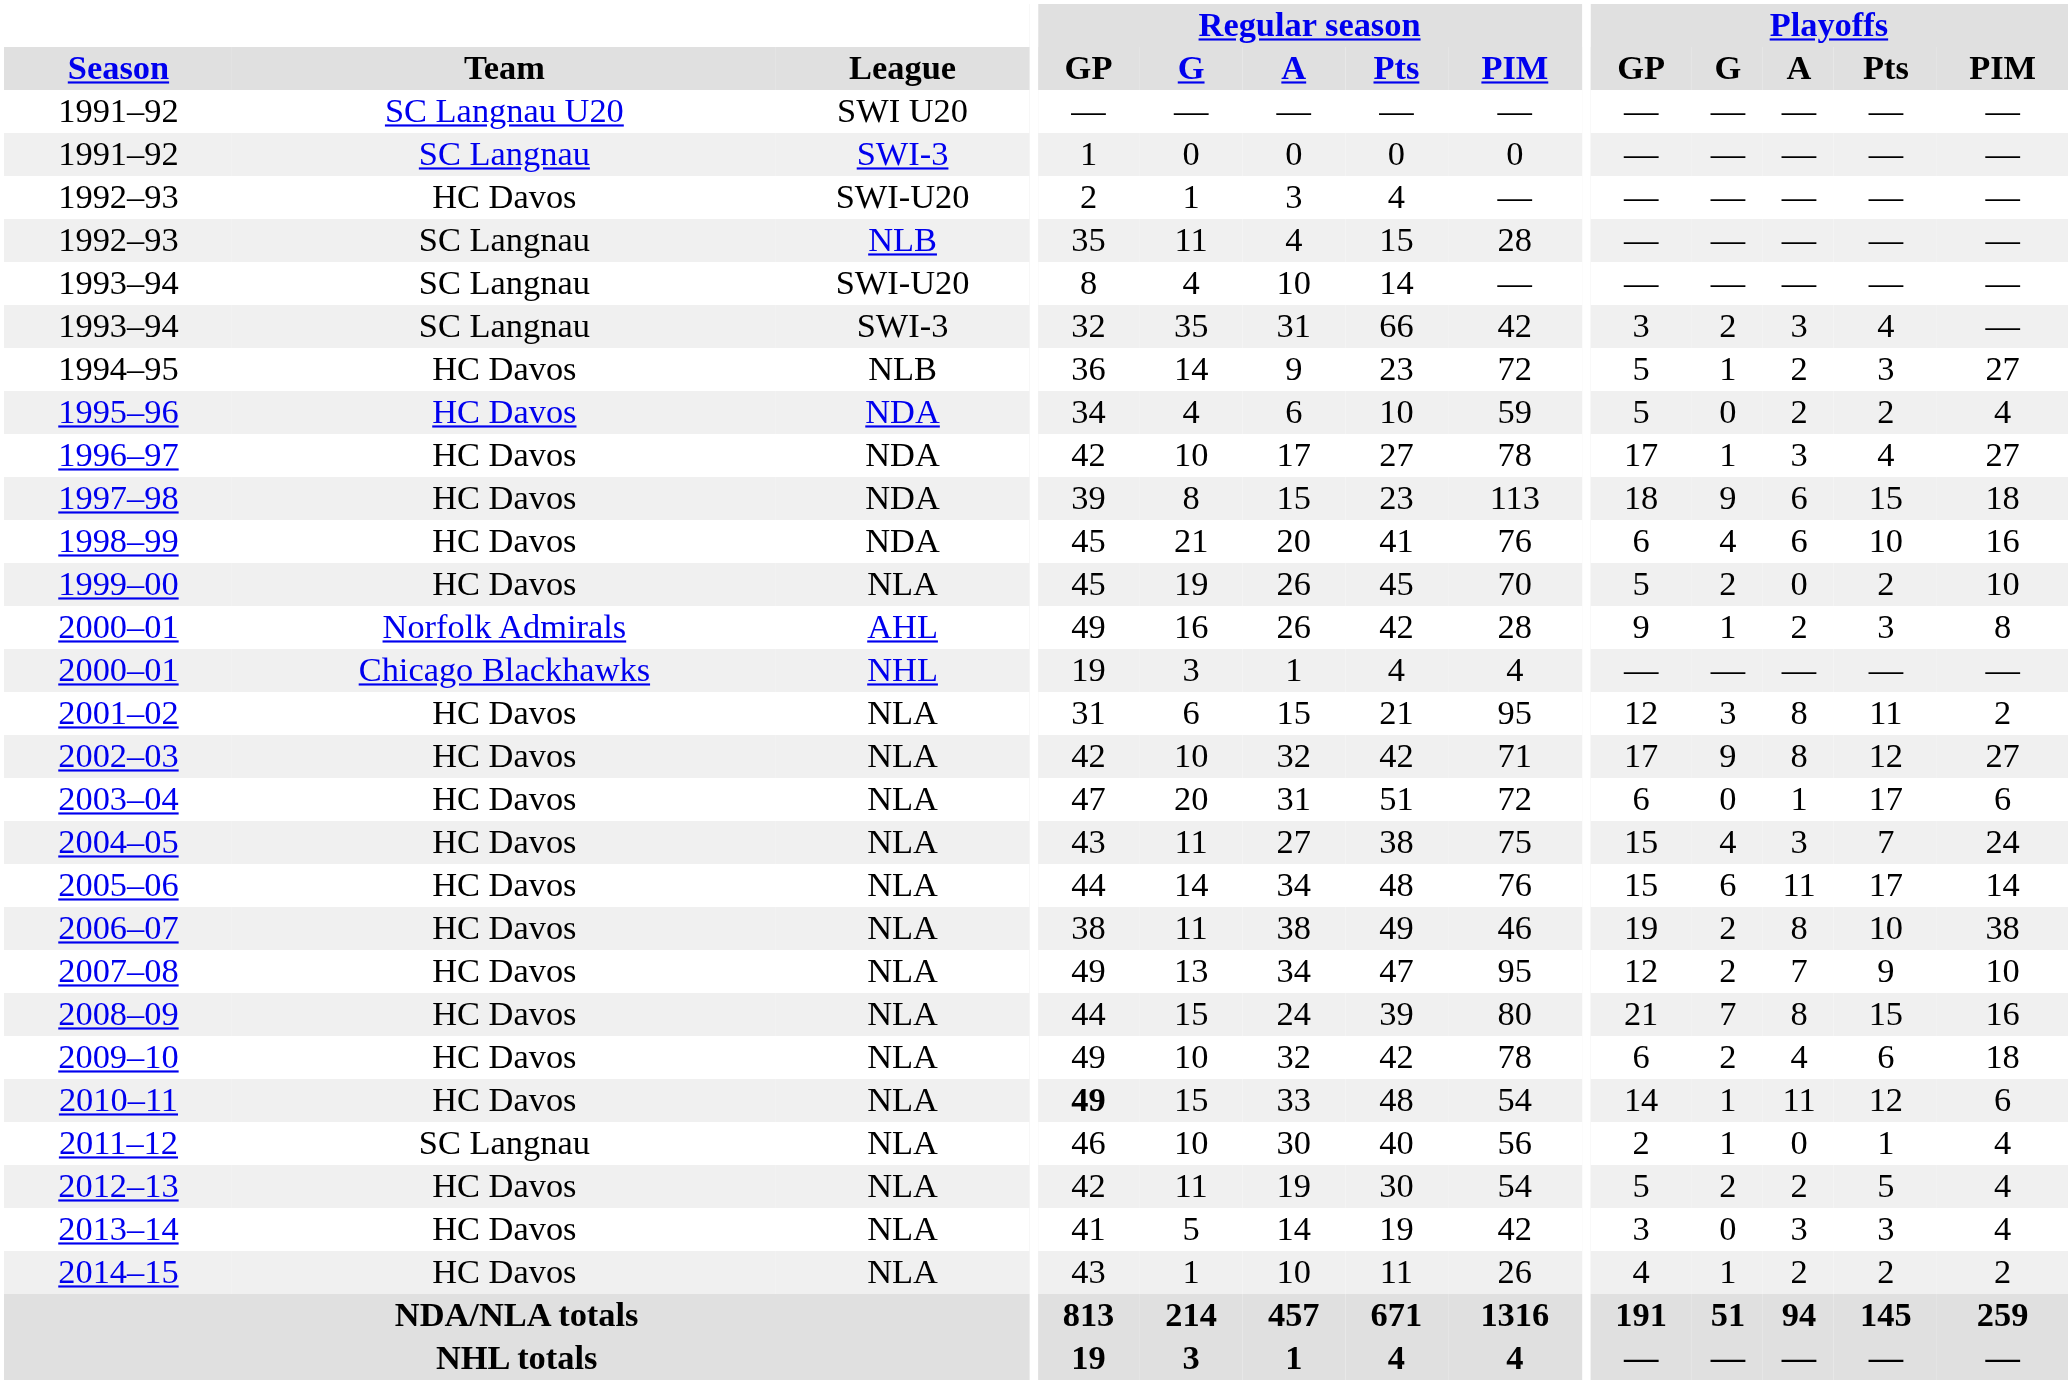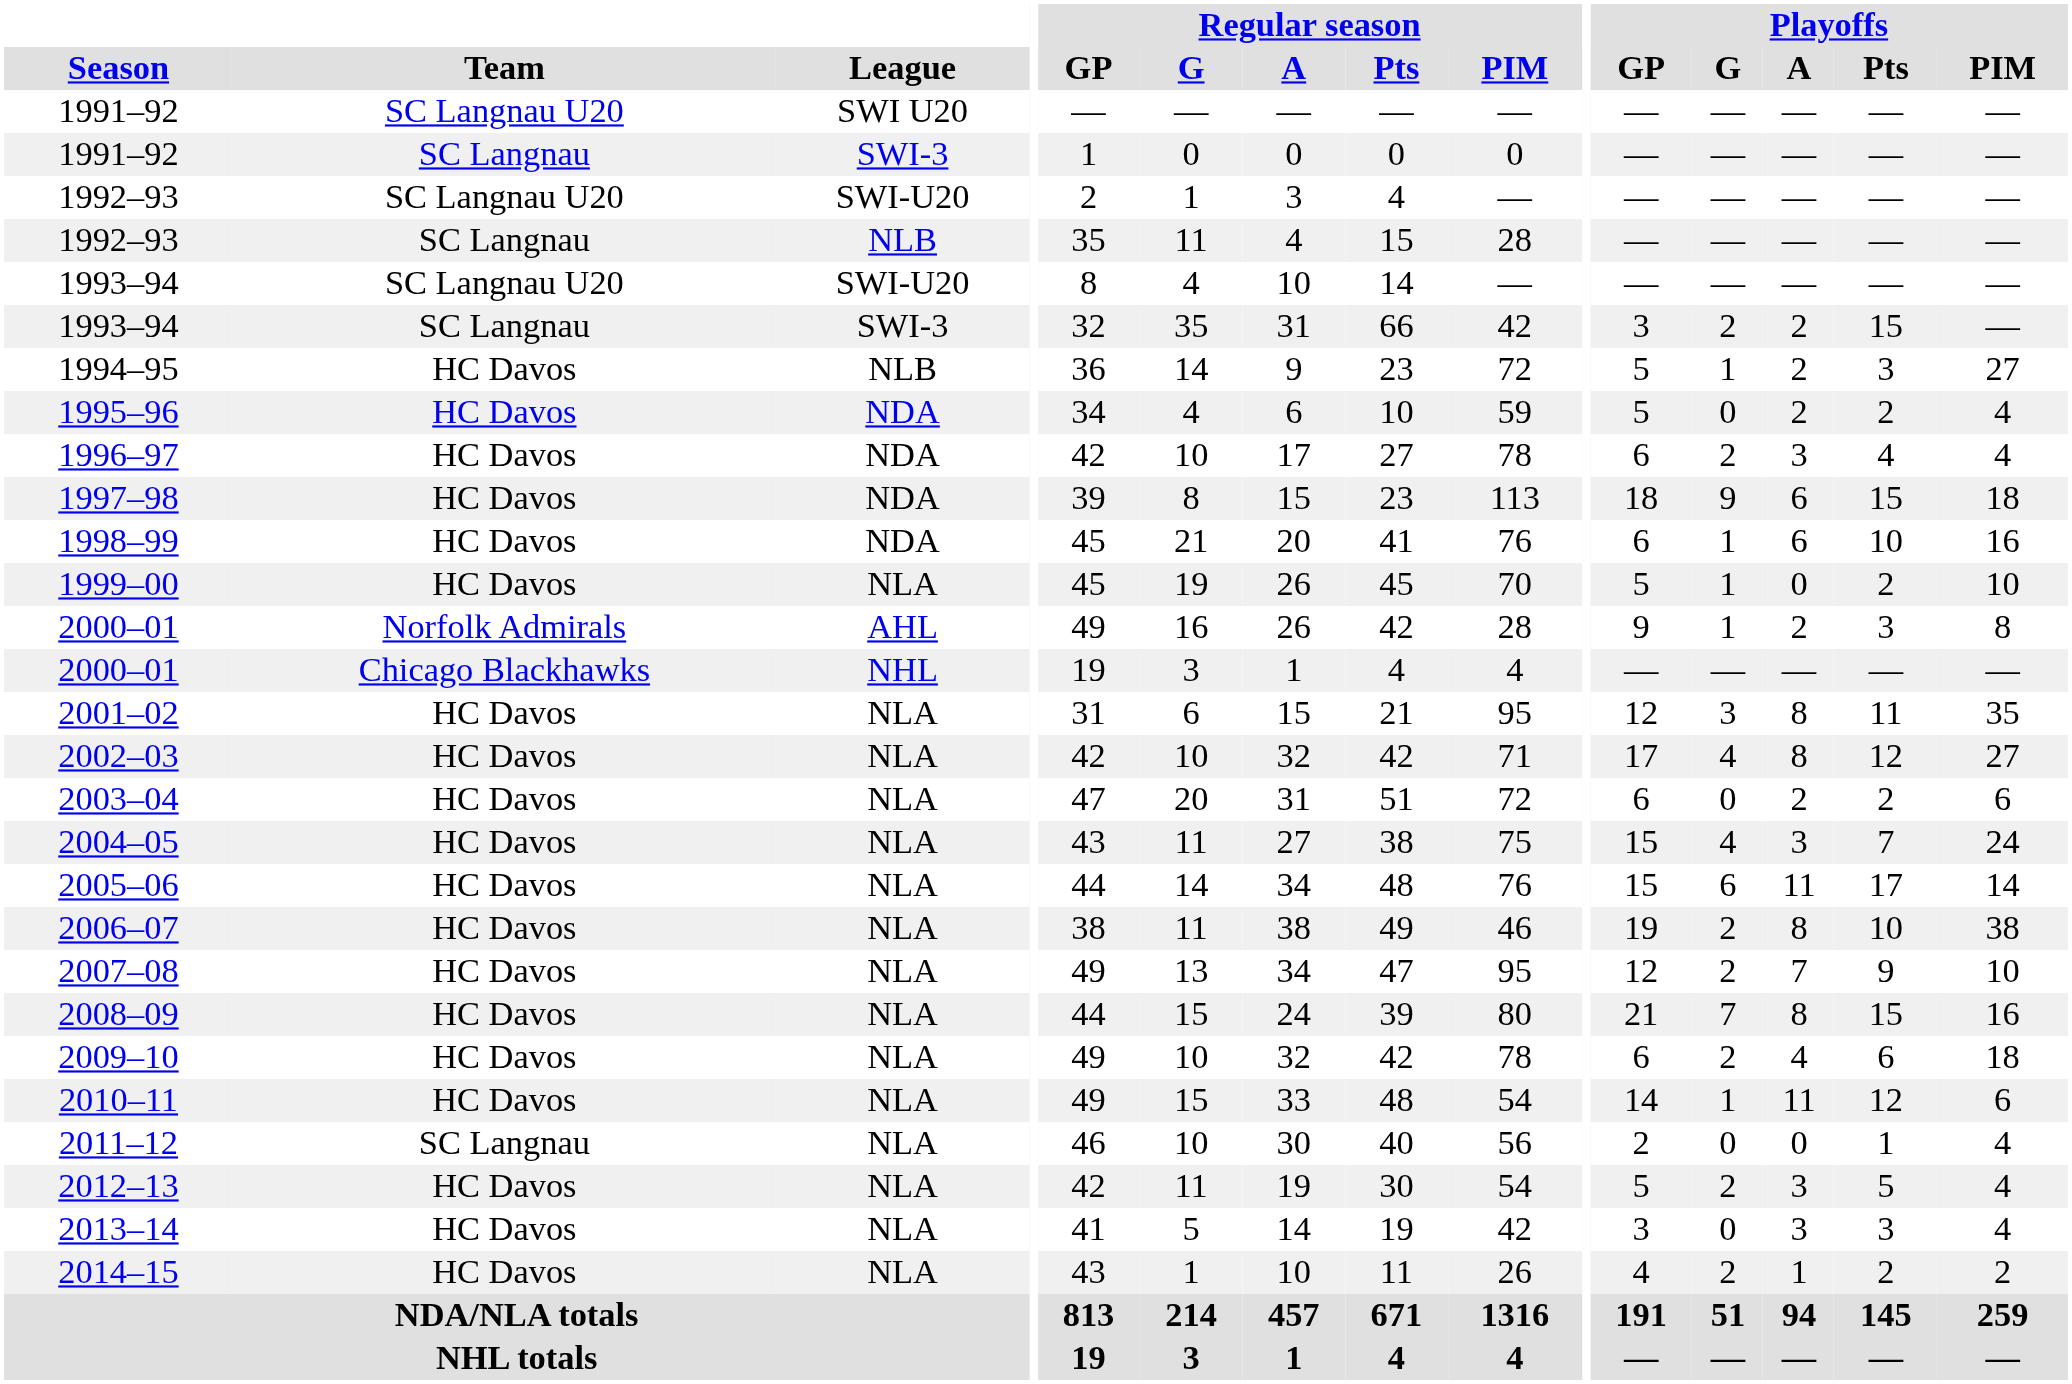(504, 196) HC Davos -> (504, 196) SC Langnau U20
(504, 282) SC Langnau -> (504, 282) SC Langnau U20
(1799, 325) 3 -> (1799, 325) 2
(1886, 325) 4 -> (1886, 325) 15
(1641, 454) 17 -> (1641, 454) 6
(1728, 454) 1 -> (1728, 454) 2
(2003, 454) 27 -> (2003, 454) 4
(1728, 540) 4 -> (1728, 540) 1
(1728, 583) 2 -> (1728, 583) 1
(2003, 712) 2 -> (2003, 712) 35
(1728, 755) 9 -> (1728, 755) 4
(1799, 798) 1 -> (1799, 798) 2
(1886, 798) 17 -> (1886, 798) 2
(1089, 1099) bold -> (1089, 1099) normal
(1728, 1142) 1 -> (1728, 1142) 0
(1799, 1185) 2 -> (1799, 1185) 3
(1728, 1271) 1 -> (1728, 1271) 2
(1799, 1271) 2 -> (1799, 1271) 1
